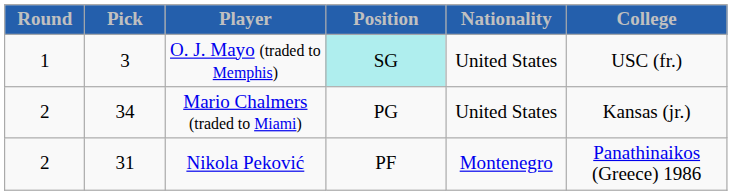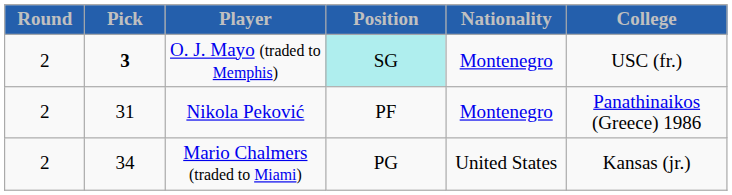(45, 60) 1 -> (45, 60) 2
(125, 60) normal -> (125, 60) bold
(506, 60) United States -> (506, 60) Montenegro
rows swapped: (245, 163) <-> (245, 112)
